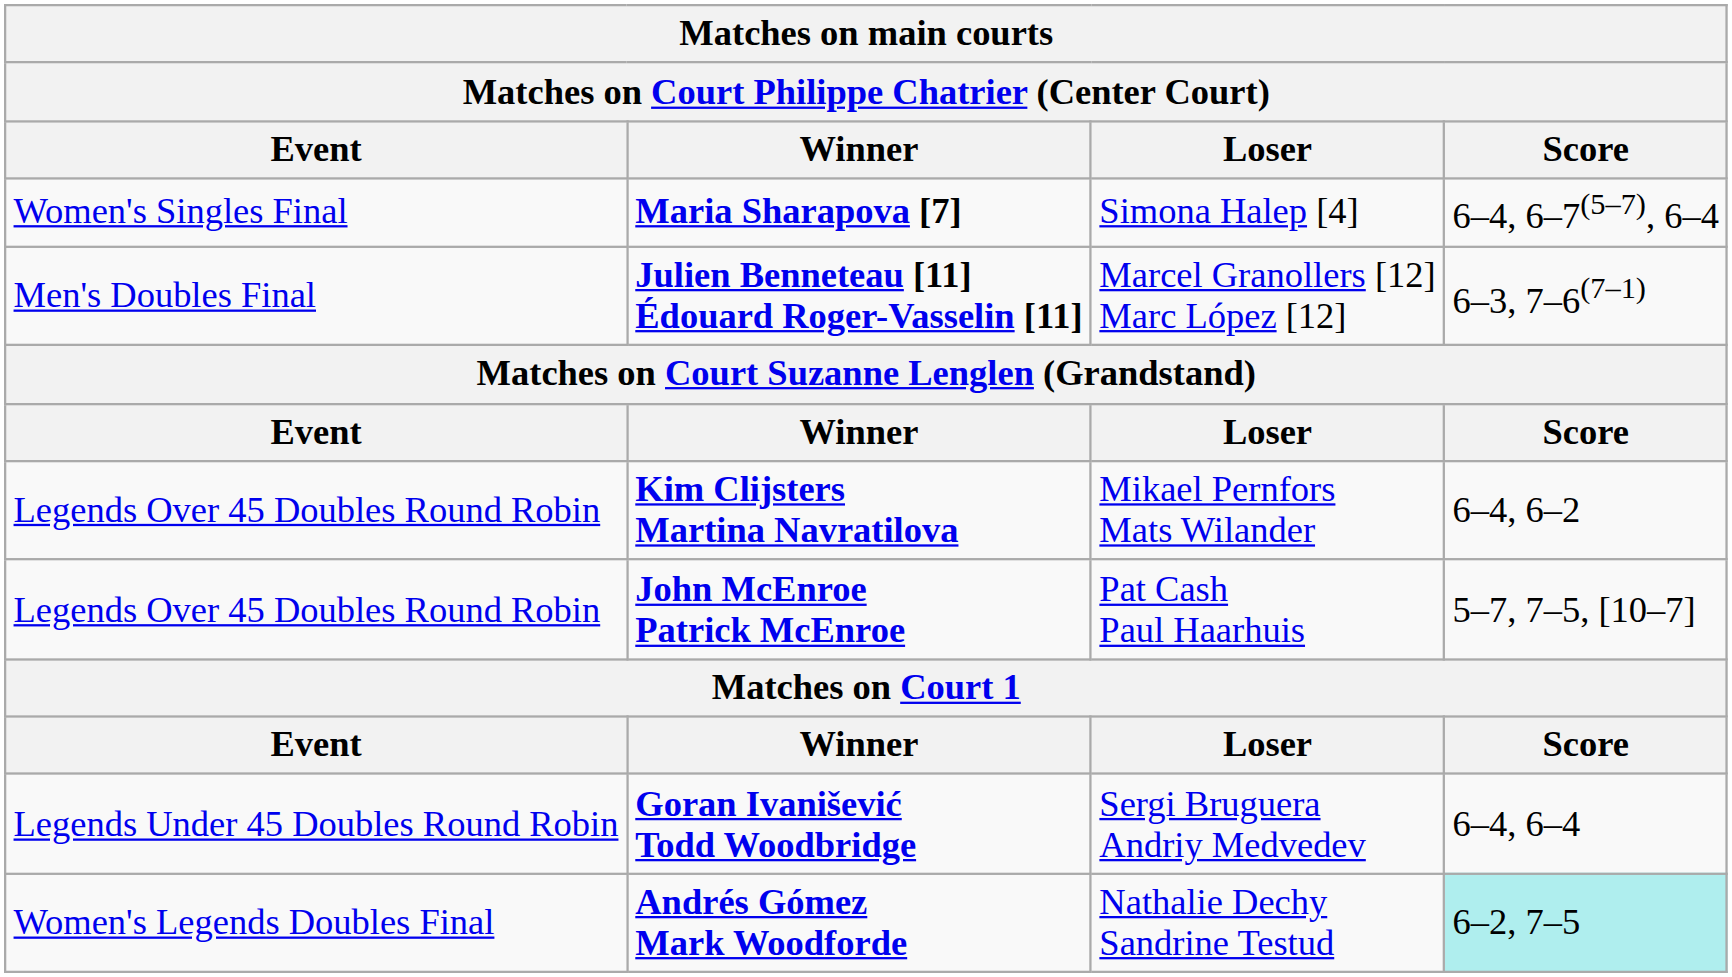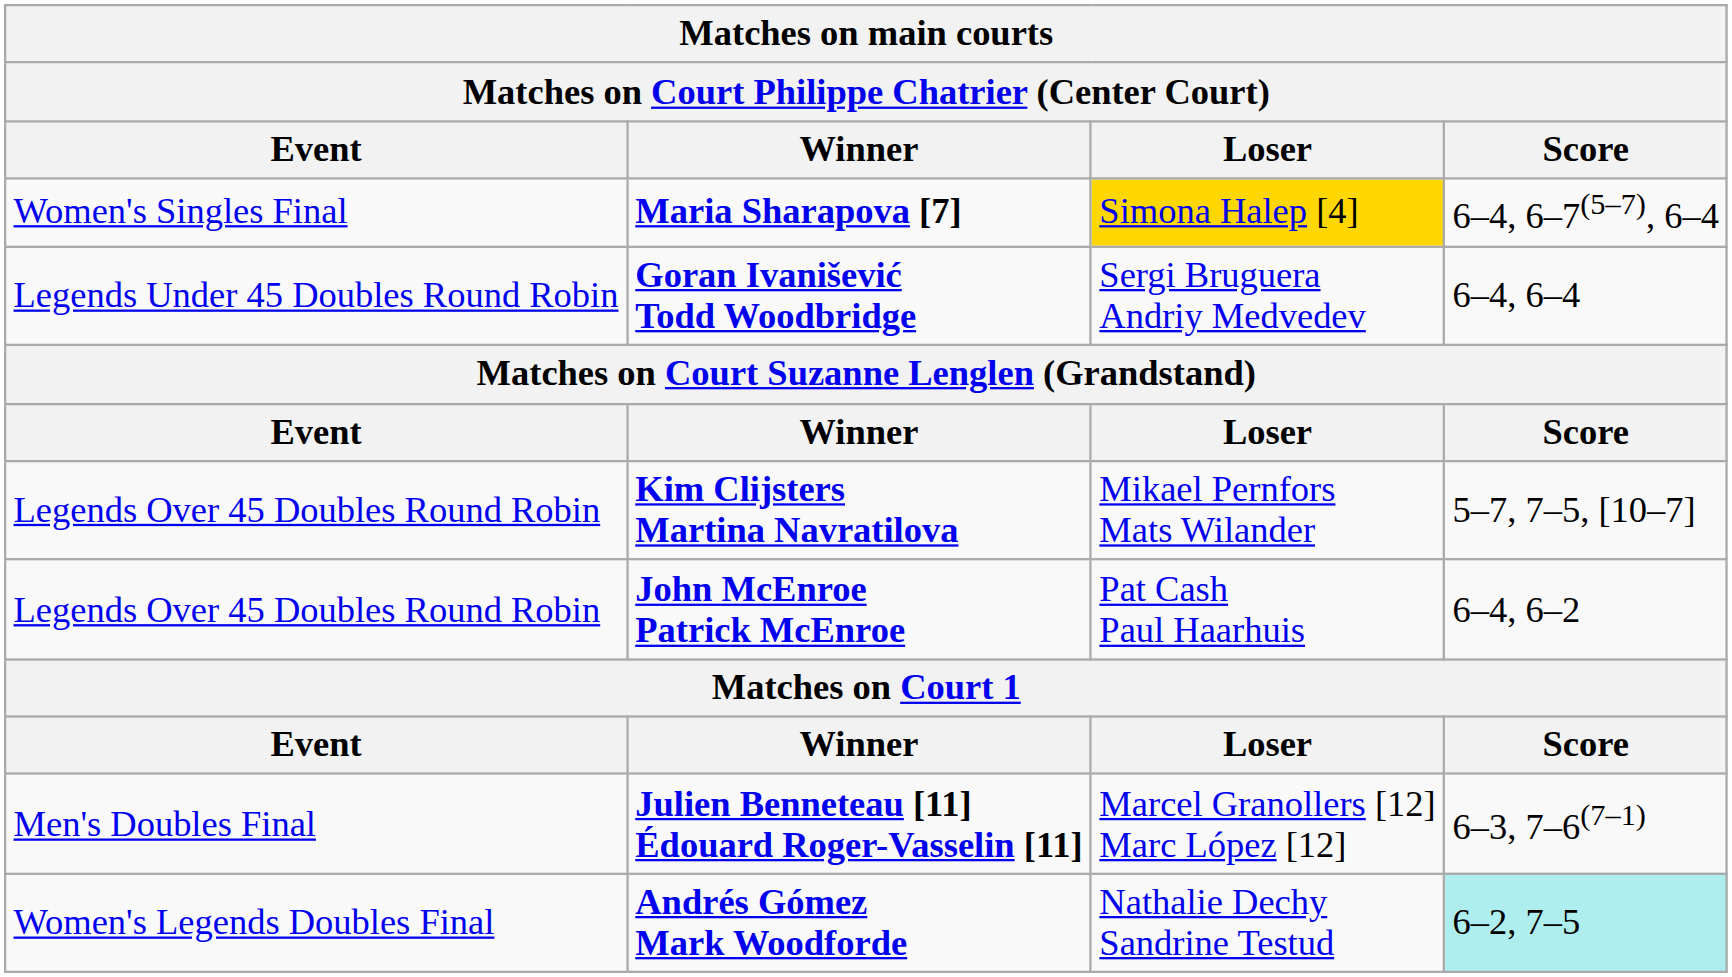(1229, 211) no background -> (1229, 211) gold background
rows swapped: (859, 295) <-> (776, 823)
(1516, 509) 6–4, 6–2 -> (1574, 509) 5–7, 7–5, [10–7]
(1574, 608) 5–7, 7–5, [10–7] -> (1516, 608) 6–4, 6–2
